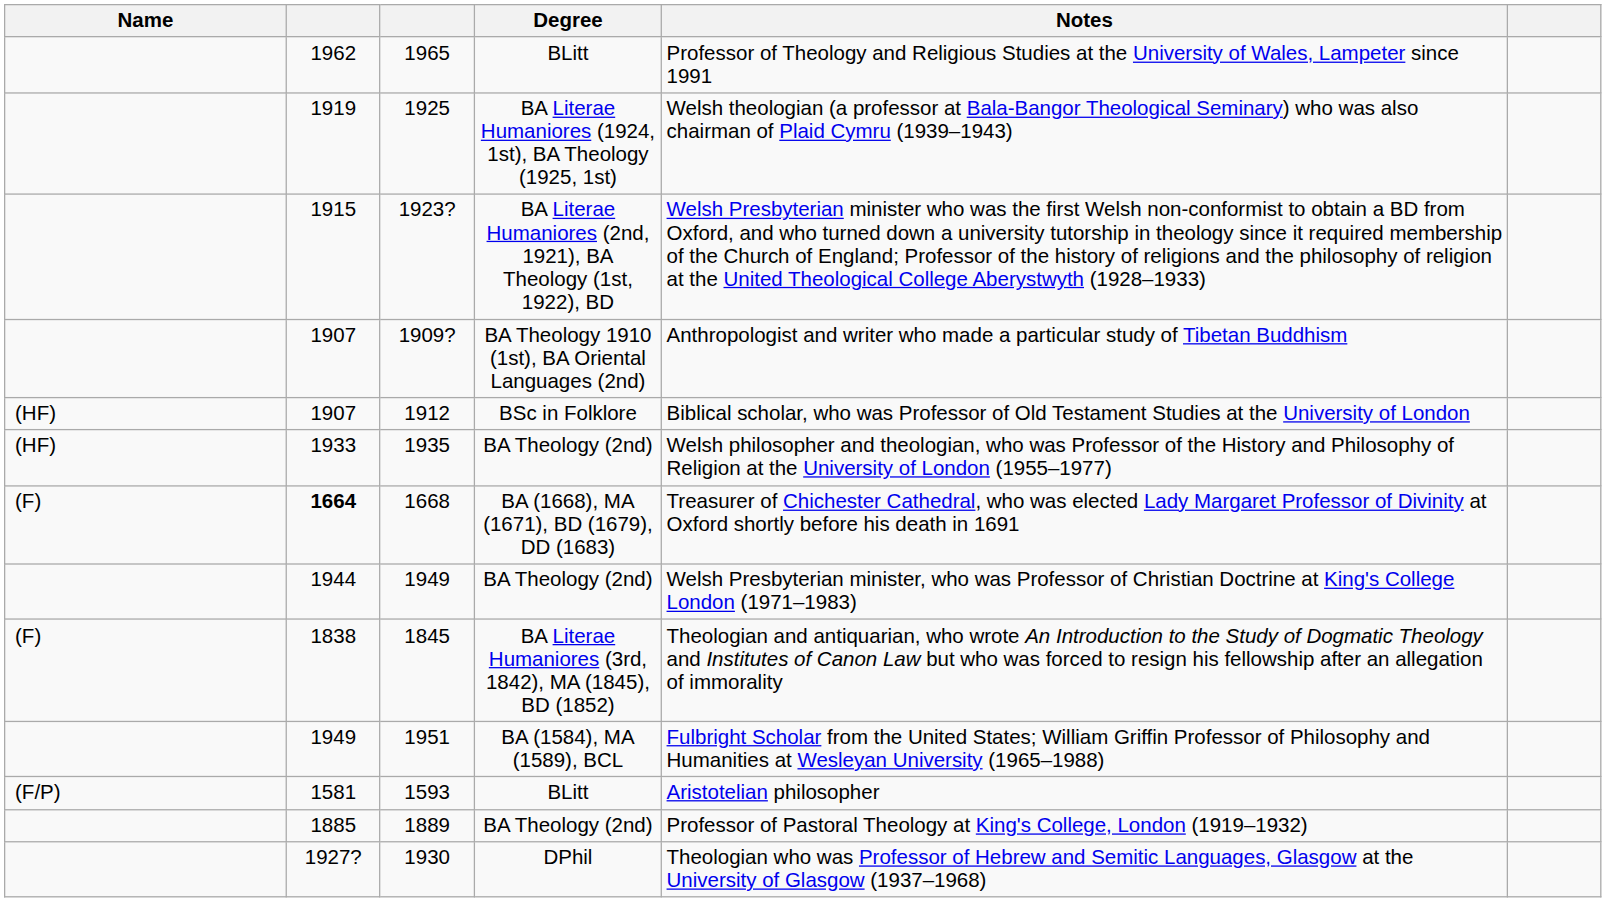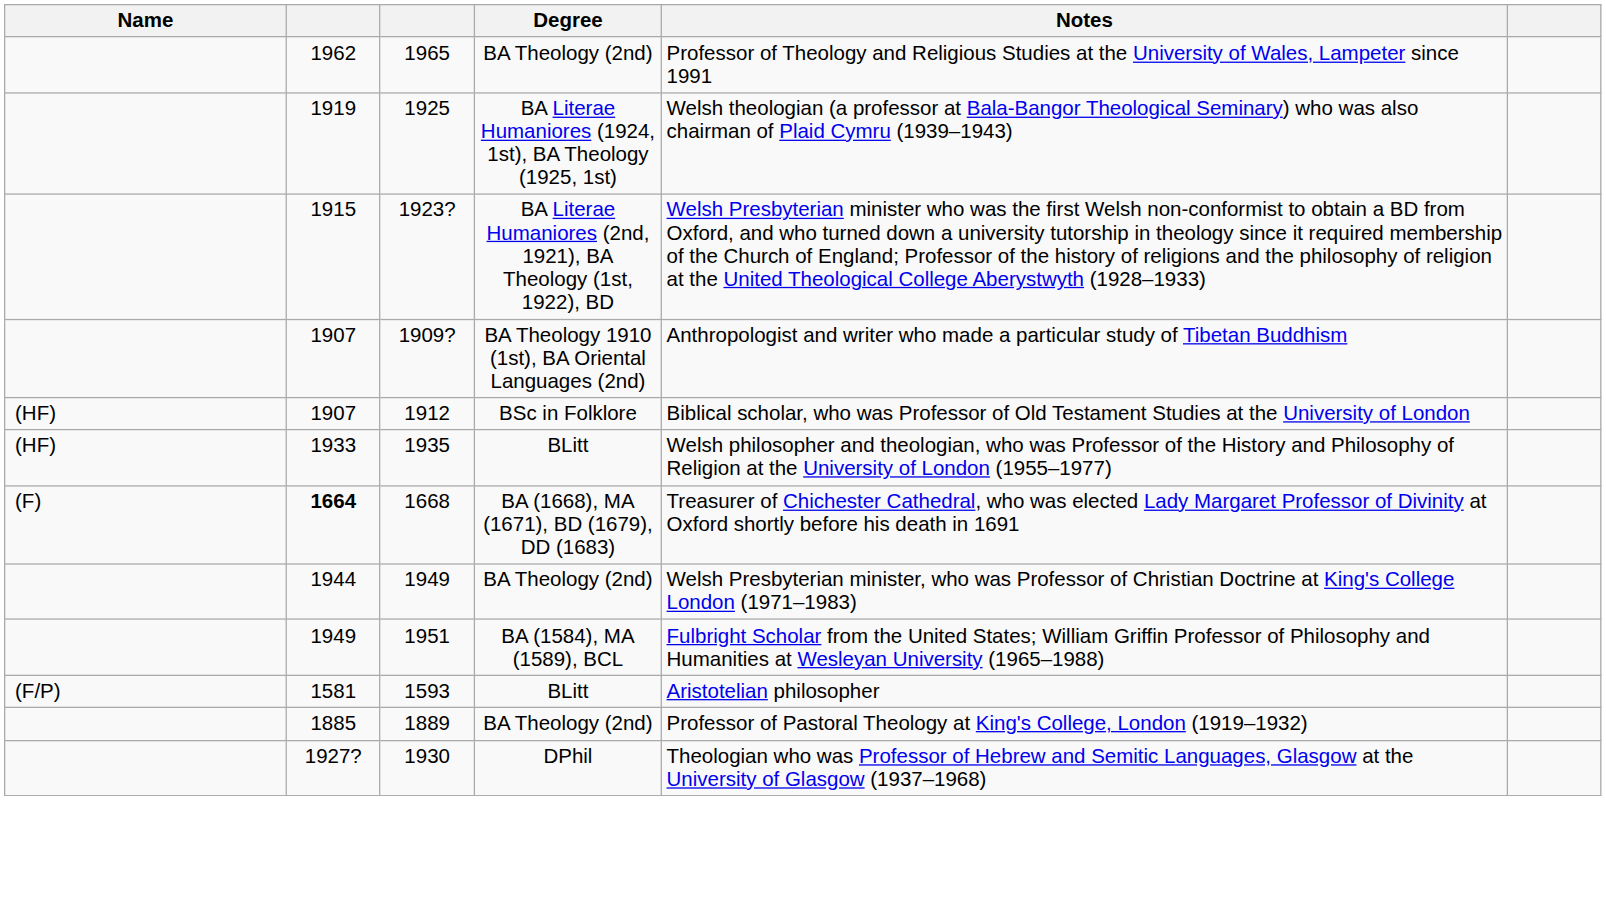(568, 53) BLitt -> (568, 53) BA Theology (2nd)
(568, 446) BA Theology (2nd) -> (568, 446) BLitt
- row: (427, 635)
